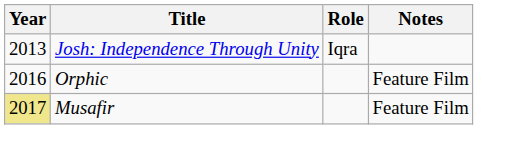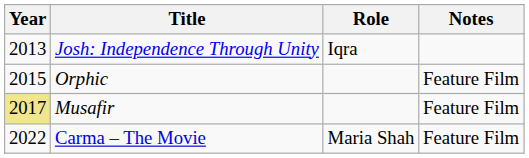(28, 78) 2016 -> (28, 78) 2015
+ row: (130, 138)
